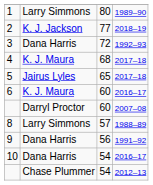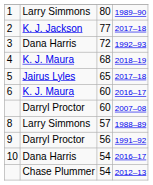(131, 28) 2018–19 -> (131, 28) 2017–18
(131, 60) 2017–18 -> (131, 60) 2018–19
(49, 140) Dana Harris -> (54, 140) Darryl Proctor
